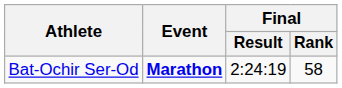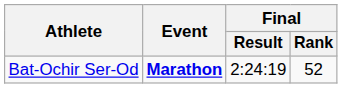(314, 70) 58 -> (314, 70) 52
